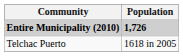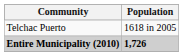rows swapped: (63, 28) <-> (36, 43)
